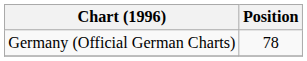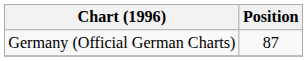(271, 42) 78 -> (271, 42) 87
